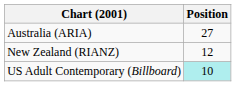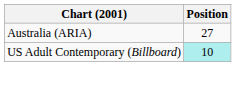- row: (63, 52)
